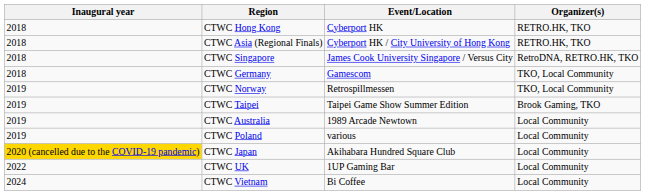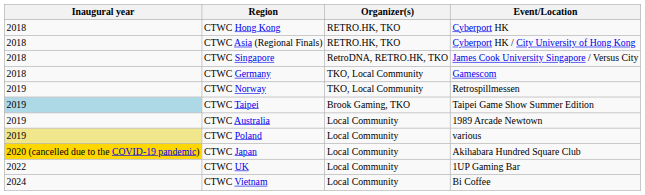columns swapped: (420, 12) <-> (578, 12)
(16, 105) no background -> (16, 105) lightblue background
(16, 136) no background -> (16, 136) khaki background
